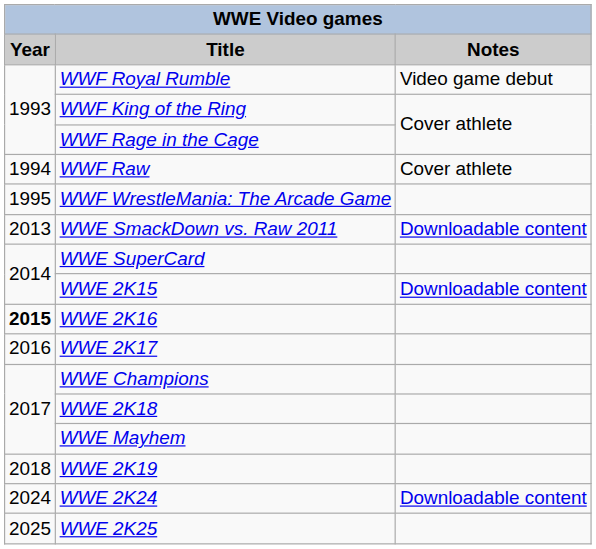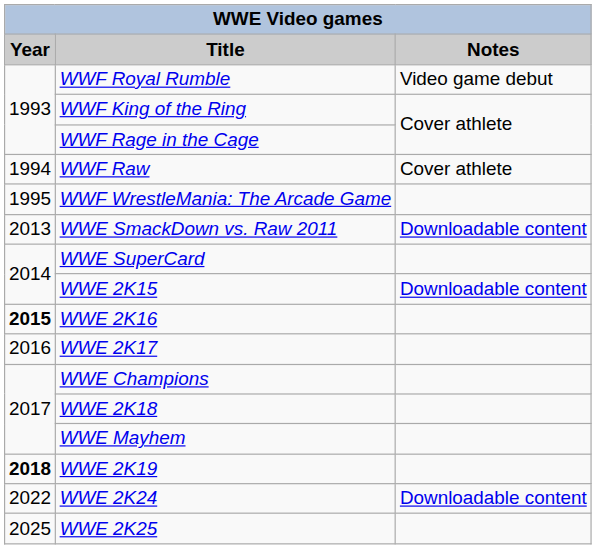(30, 468) normal -> (30, 468) bold
(30, 498) 2024 -> (30, 498) 2022
